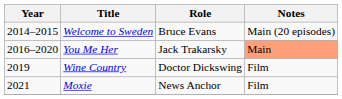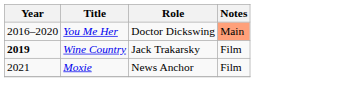- row: (108, 31)
(193, 49) Jack Trakarsky -> (173, 31) Doctor Dickswing
(18, 67) normal -> (18, 49) bold
(200, 67) Doctor Dickswing -> (166, 49) Jack Trakarsky
